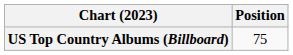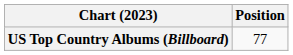(260, 38) 75 -> (260, 38) 77
